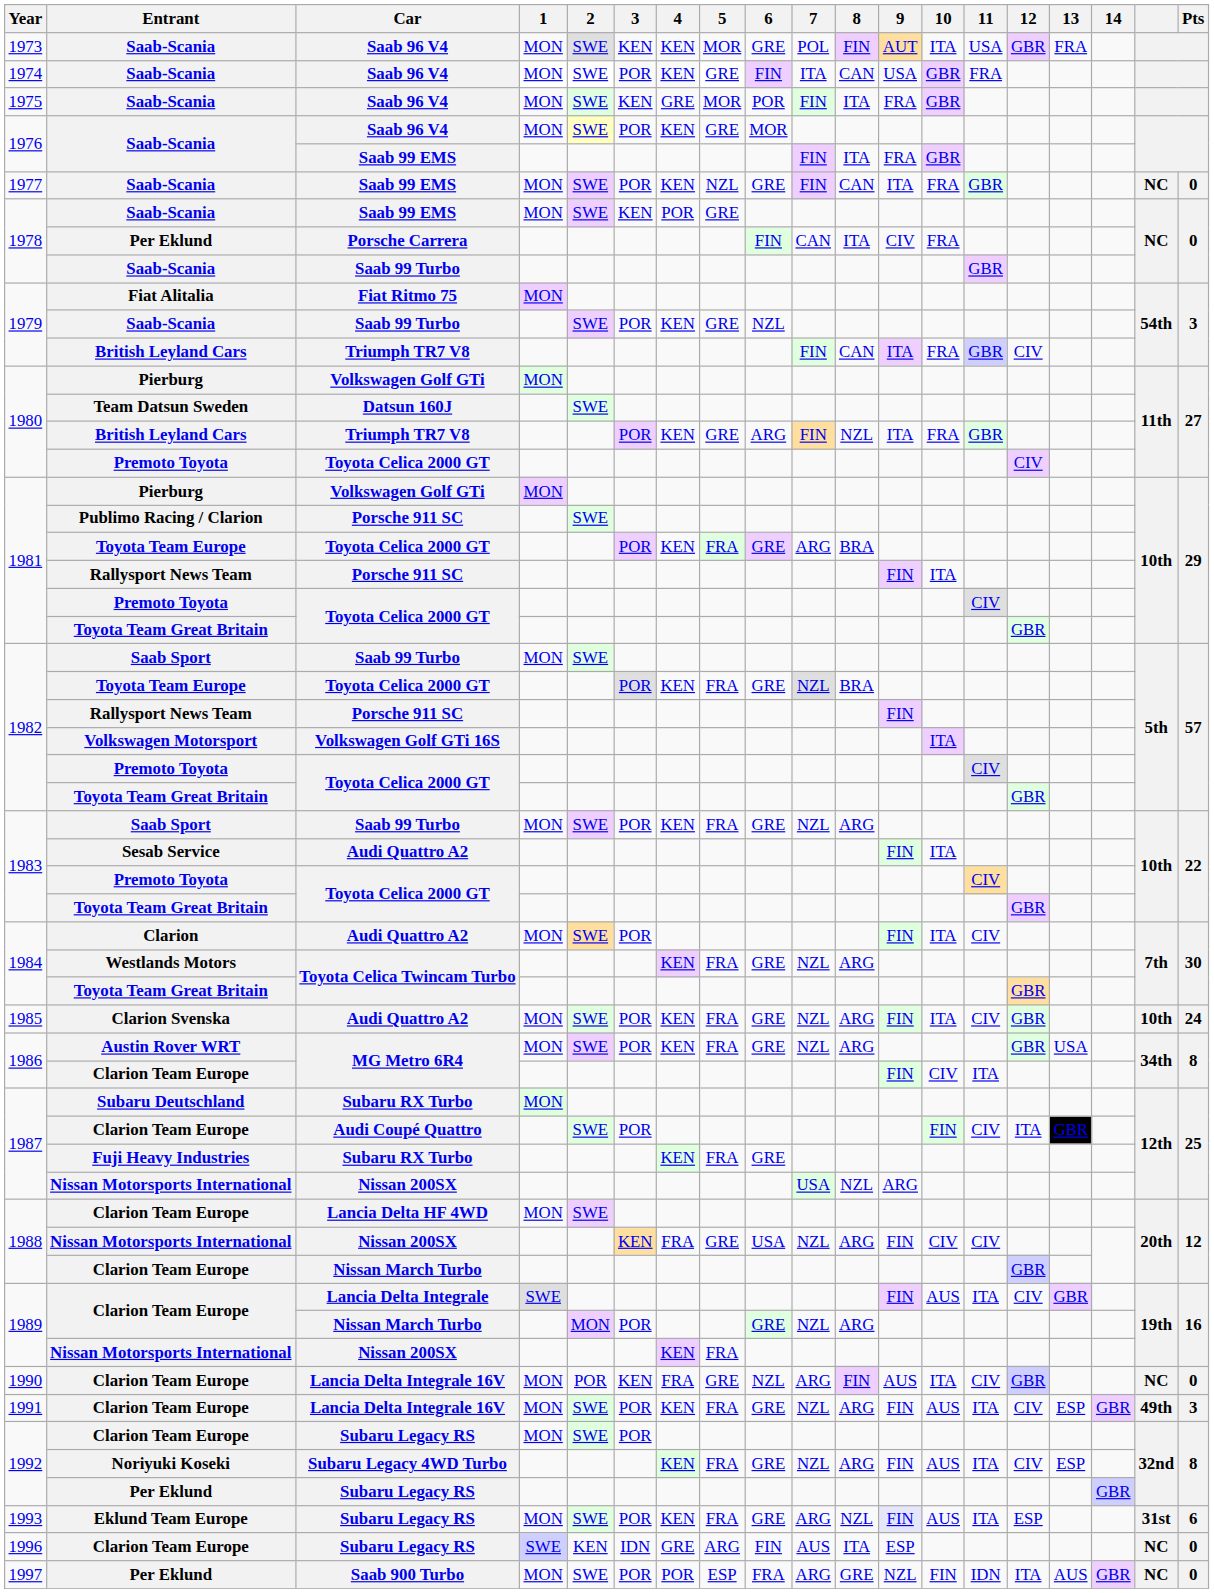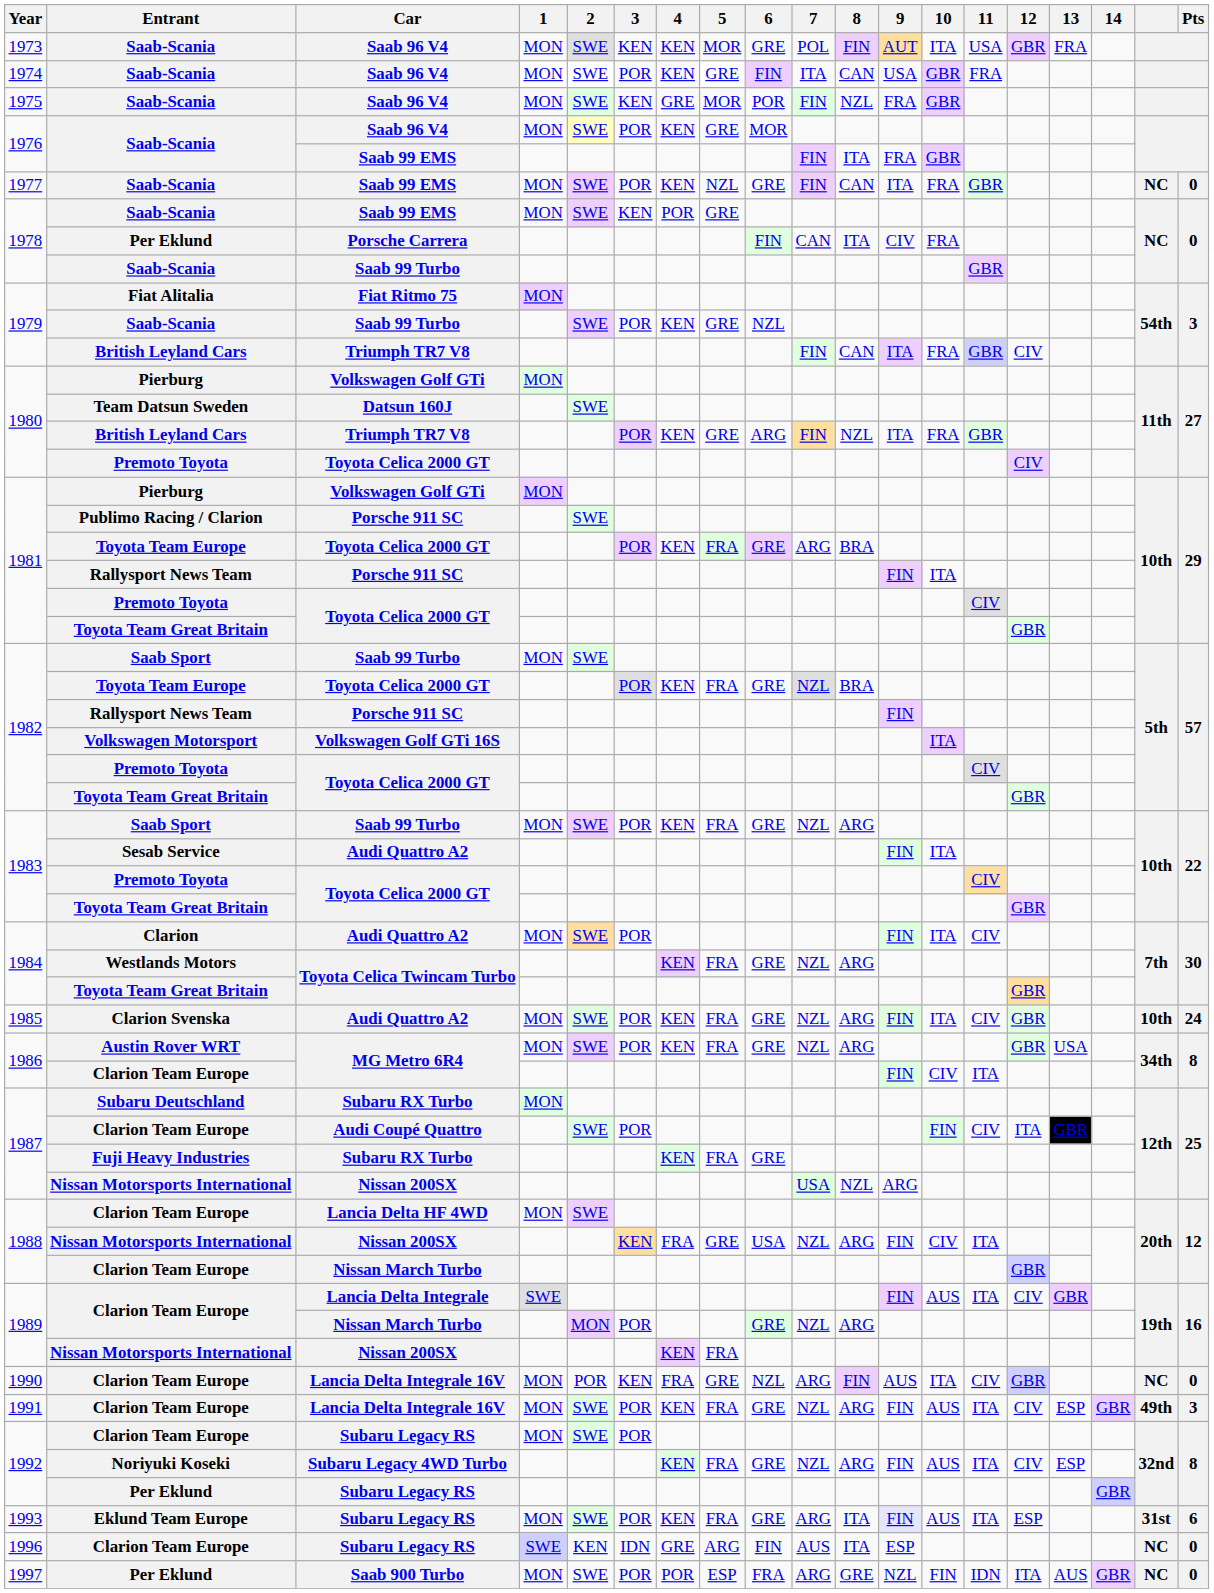(857, 102) ITA -> (857, 102) NZL
(986, 1241) CIV -> (986, 1241) ITA
(857, 1519) NZL -> (857, 1519) ITA
